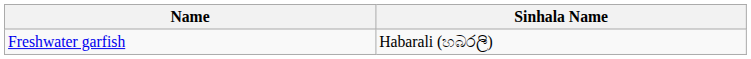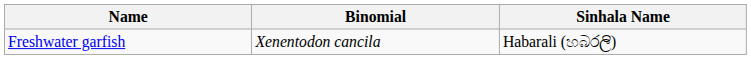+ column: (376, 16)
